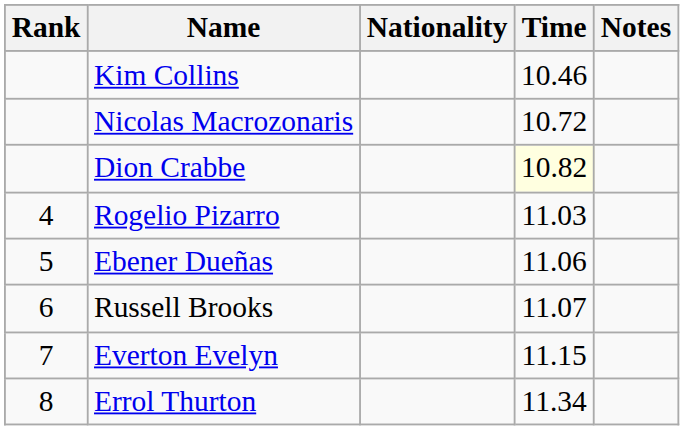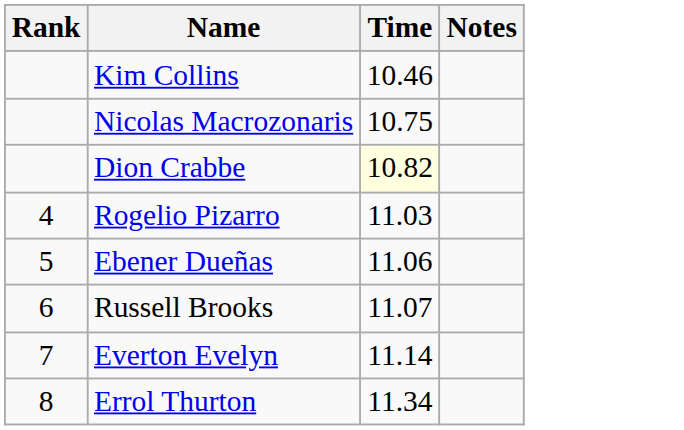- column: (437, 27)
(554, 121) 10.72 -> (400, 121) 10.75
(554, 354) 11.15 -> (400, 354) 11.14
